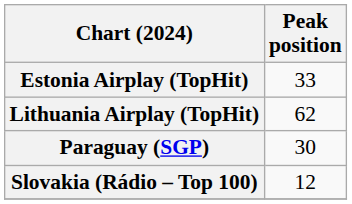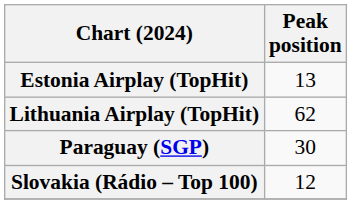(305, 79) 33 -> (305, 79) 13
